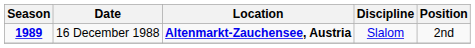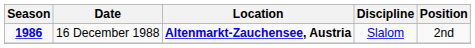(29, 33) 1989 -> (29, 33) 1986
